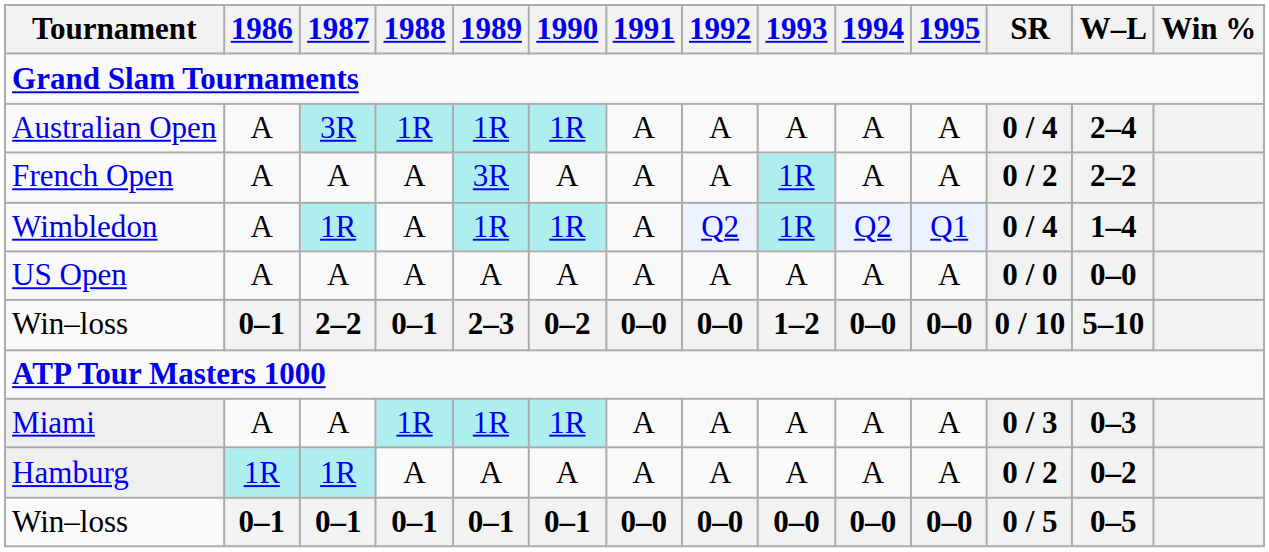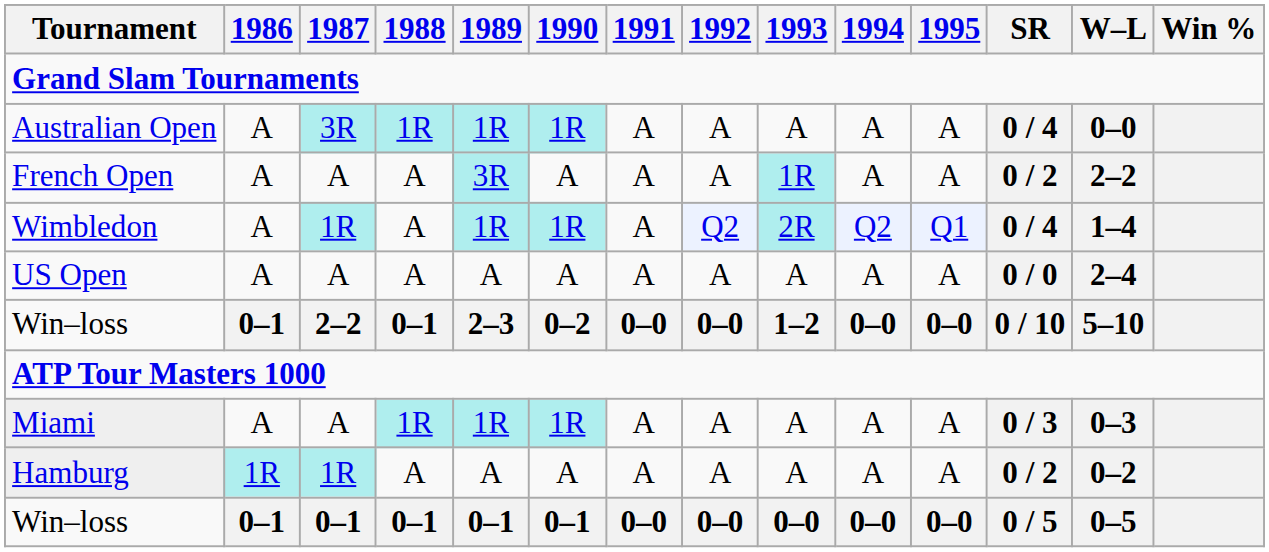(1113, 127) 2–4 -> (1113, 127) 0–0
(796, 226) 1R -> (796, 226) 2R
(1113, 275) 0–0 -> (1113, 275) 2–4
